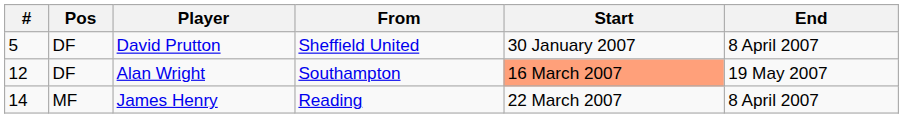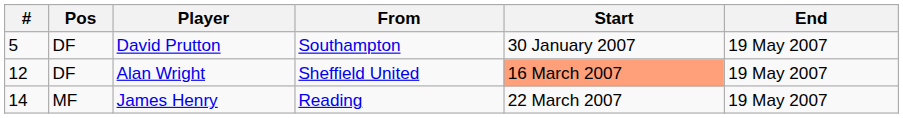(359, 46) Sheffield United -> (349, 46) Southampton
(774, 46) 8 April 2007 -> (778, 46) 19 May 2007
(349, 73) Southampton -> (359, 73) Sheffield United
(774, 100) 8 April 2007 -> (778, 100) 19 May 2007
